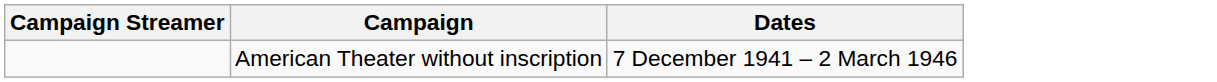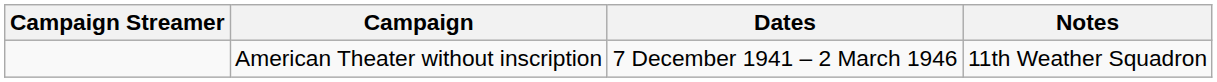+ column: (1087, 22)
